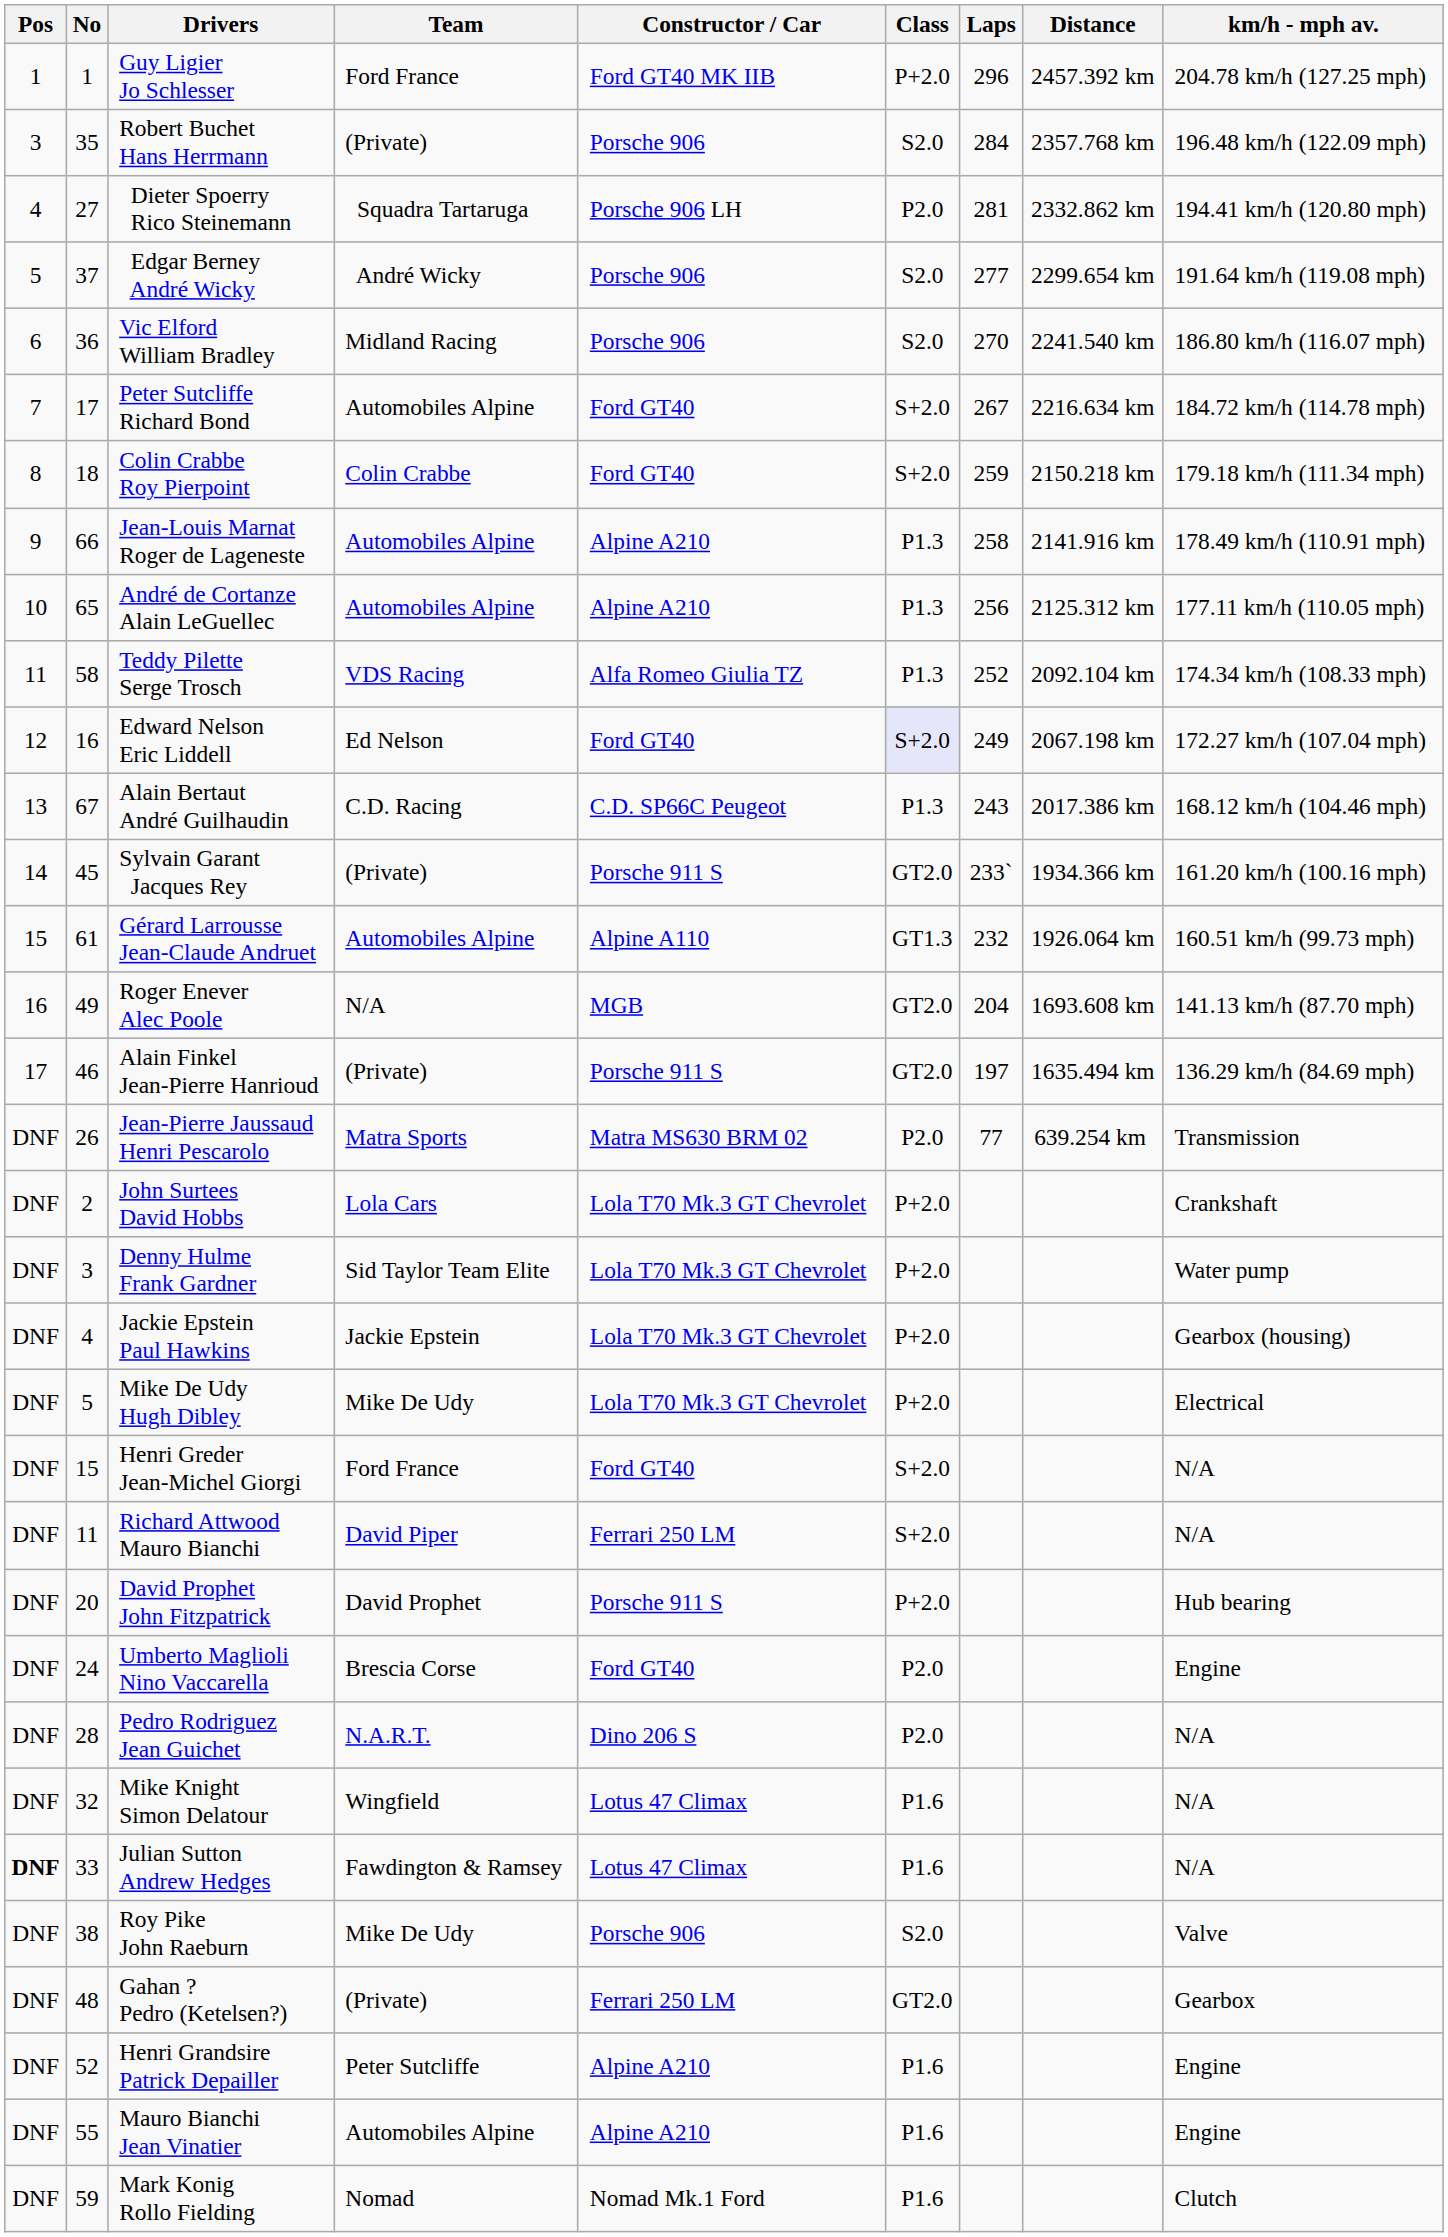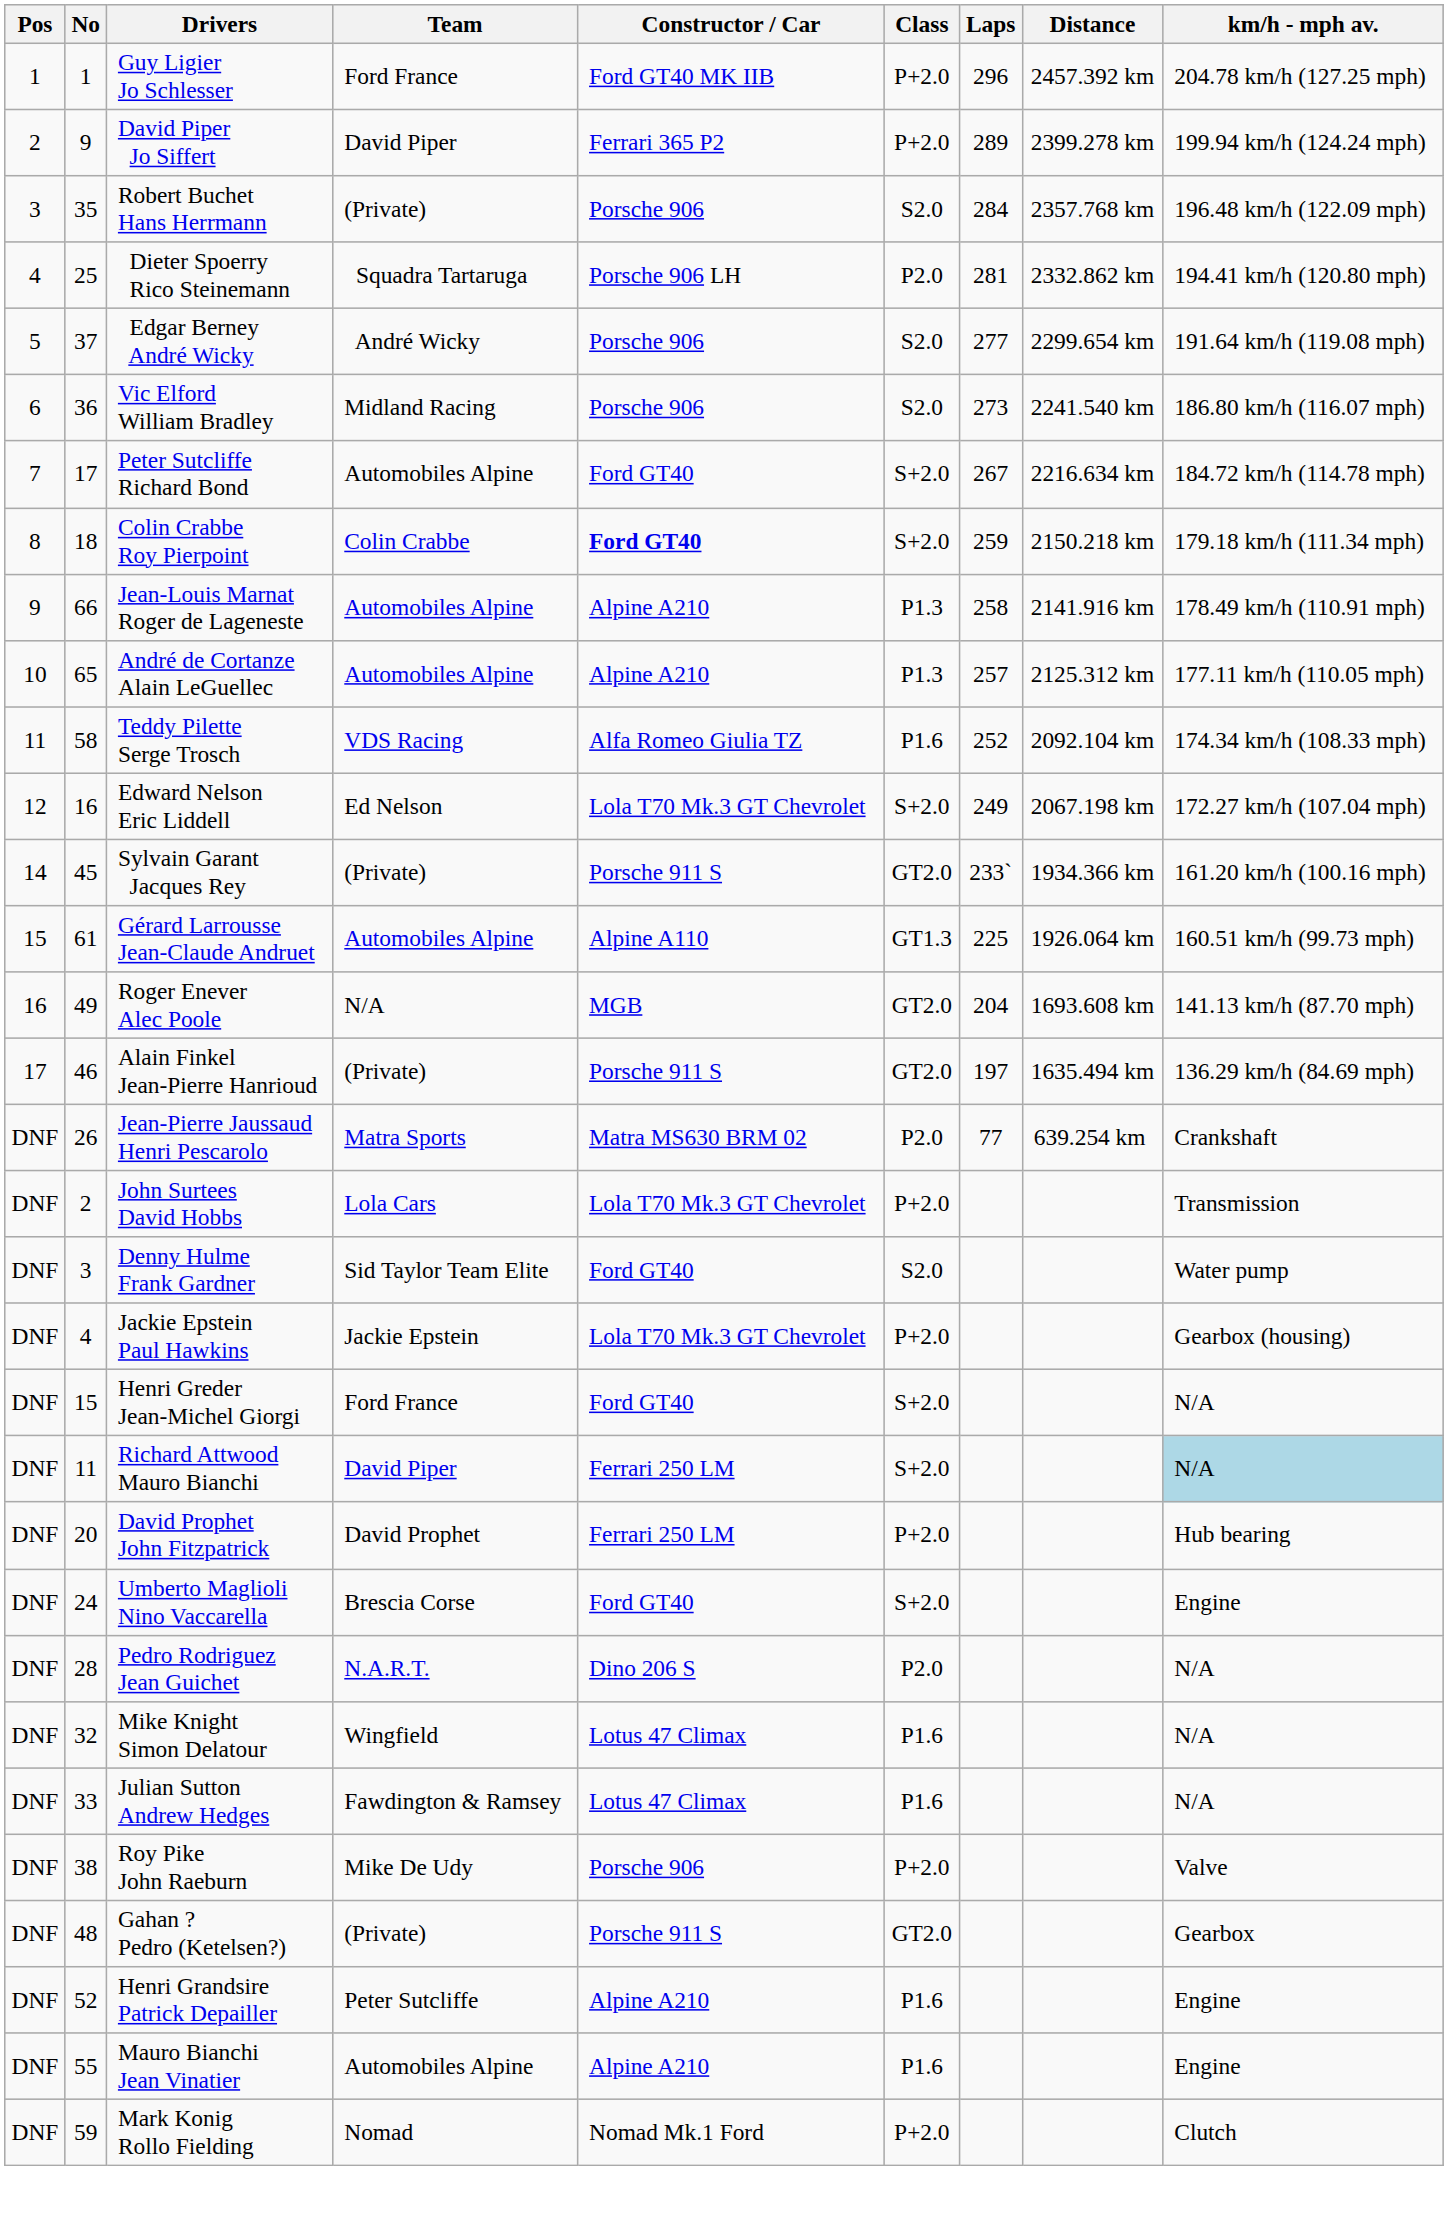+ row: (174, 142)
(87, 209) 27 -> (86, 275) 25
(991, 341) 270 -> (991, 408) 273
(642, 474) normal -> (645, 540) bold
(991, 606) 256 -> (991, 673) 257
(922, 673) P1.3 -> (922, 739) P1.6
(642, 739) Ford GT40 -> (727, 805) Lola T70 Mk.3 GT Chevrolet
(922, 739) lavender background -> (922, 805) no background
- row: (204, 805)
(991, 938) 232 -> (991, 938) 225
(1237, 1137) Transmission -> (1226, 1137) Crankshaft
(1226, 1203) Crankshaft -> (1237, 1203) Transmission
(728, 1270) Lola T70 Mk.3 GT Chevrolet -> (641, 1270) Ford GT40
(922, 1270) P+2.0 -> (922, 1270) S2.0
- row: (183, 1402)
(1195, 1535) no background -> (1194, 1469) lightblue background
(656, 1601) Porsche 911 S -> (662, 1535) Ferrari 250 LM
(922, 1668) P2.0 -> (922, 1601) S+2.0
(36, 1866) bold -> (35, 1800) normal
(922, 1933) S2.0 -> (922, 1866) P+2.0
(663, 1999) Ferrari 250 LM -> (656, 1933) Porsche 911 S
(922, 2198) P1.6 -> (922, 2132) P+2.0
